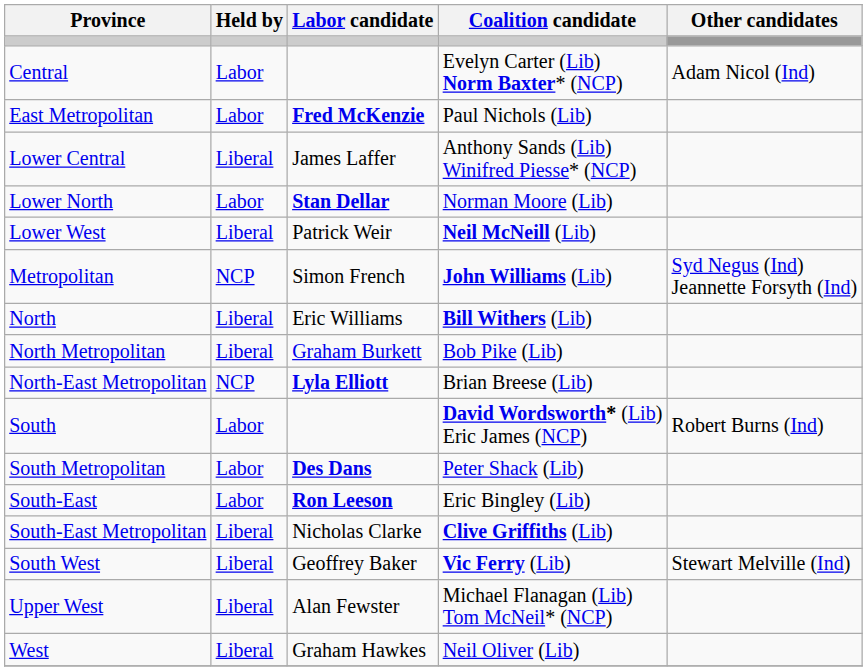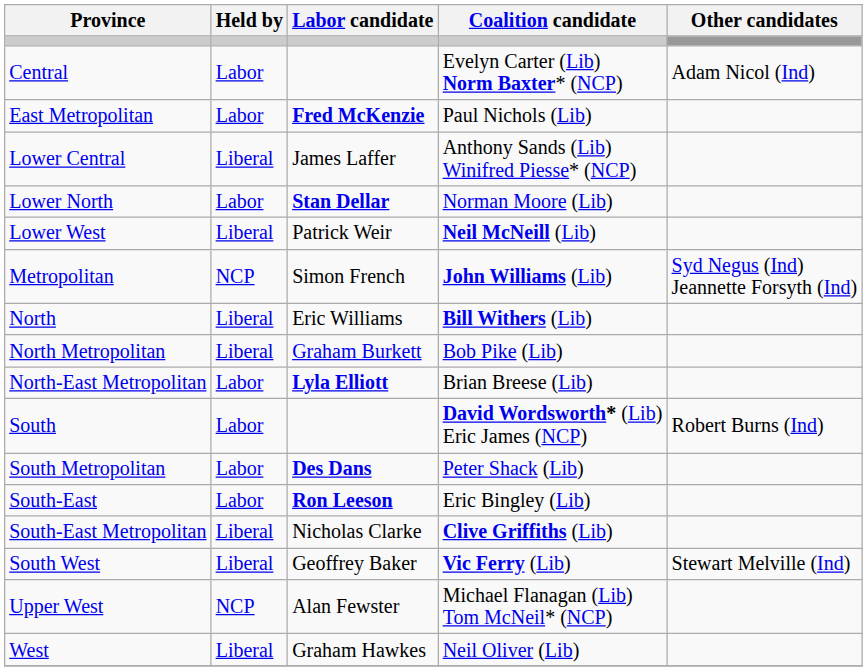(235, 382) NCP -> (240, 382) Labor
(245, 606) Liberal -> (235, 606) NCP
